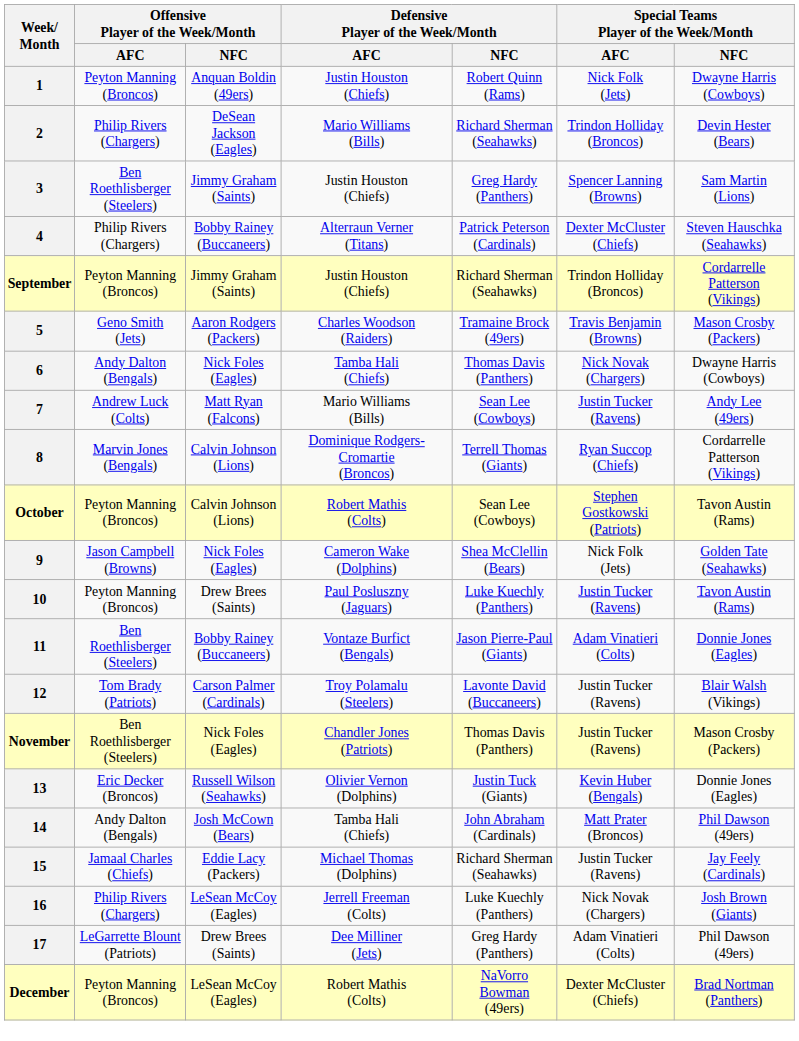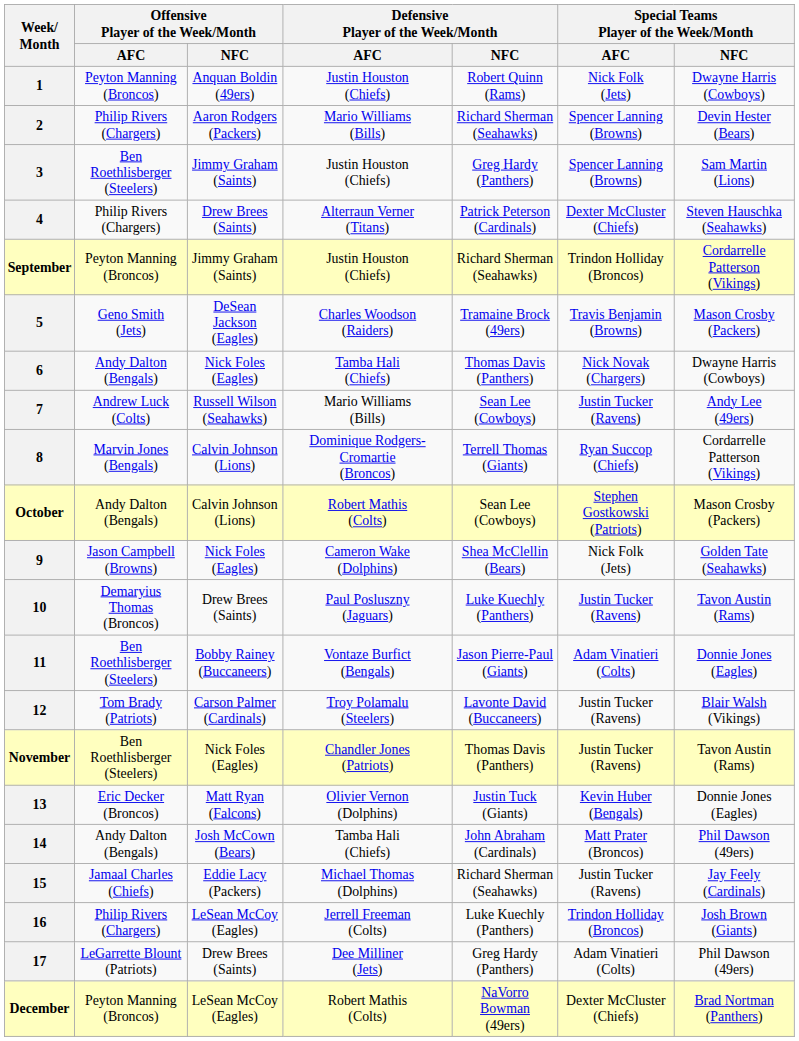(234, 133) DeSean Jackson (Eagles) -> (235, 125) Aaron Rodgers (Packers)
(615, 133) Trindon Holliday (Broncos) -> (616, 125) Spencer Lanning (Browns)
(234, 236) Bobby Rainey (Buccaneers) -> (235, 220) Drew Brees (Saints)
(234, 331) Aaron Rodgers (Packers) -> (235, 323) DeSean Jackson (Eagles)
(234, 409) Matt Ryan (Falcons) -> (235, 409) Russell Wilson (Seahawks)
(130, 512) Peyton Manning (Broncos) -> (131, 512) Andy Dalton (Bengals)
(734, 512) Tavon Austin (Rams) -> (734, 512) Mason Crosby (Packers)
(130, 599) Peyton Manning (Broncos) -> (131, 607) Demaryius Thomas (Broncos)
(734, 741) Mason Crosby (Packers) -> (734, 757) Tavon Austin (Rams)
(234, 788) Russell Wilson (Seahawks) -> (235, 805) Matt Ryan (Falcons)
(615, 906) Nick Novak (Chargers) -> (616, 922) Trindon Holliday (Broncos)
